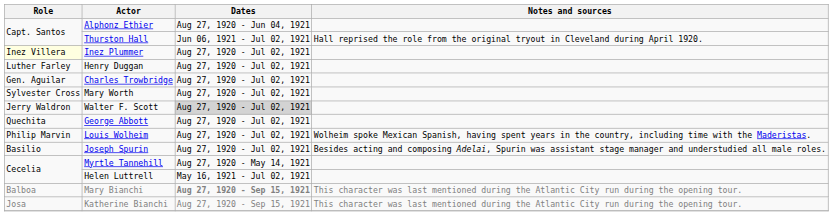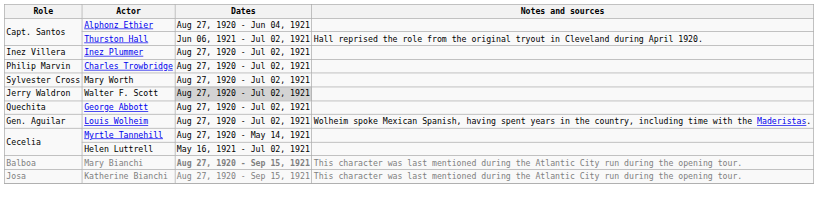(36, 52) lightyellow background -> (36, 52) no background
- row: (114, 66)
(36, 80) Gen. Aguilar -> (38, 66) Philip Marvin
(38, 135) Philip Marvin -> (36, 121) Gen. Aguilar
- row: (116, 149)
